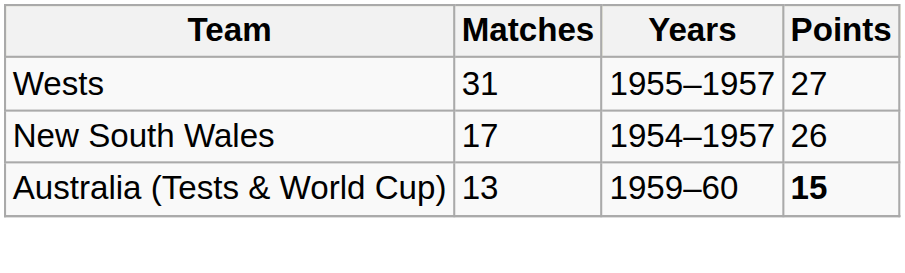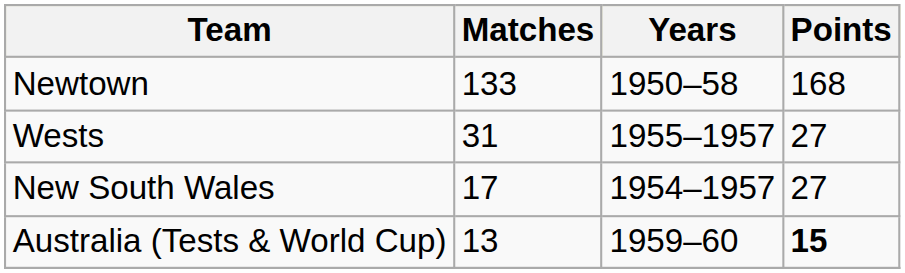+ row: (81, 83)
(809, 135) 26 -> (809, 188) 27
